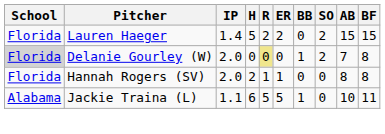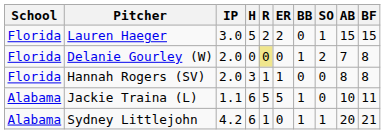(231, 36) 1.4 -> (231, 36) 3.0
(322, 36) 2 -> (322, 36) 1
(34, 56) lightgrey background -> (34, 56) no background
(252, 77) 2 -> (252, 77) 3
+ row: (132, 119)
